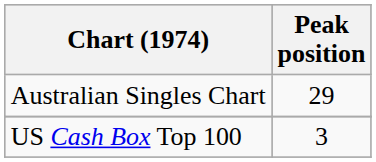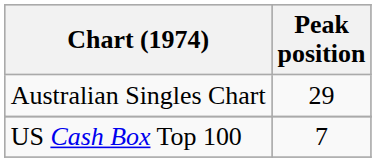(322, 136) 3 -> (322, 136) 7
